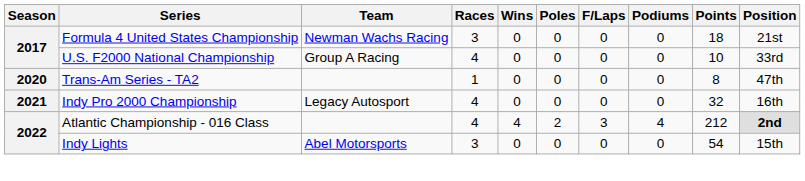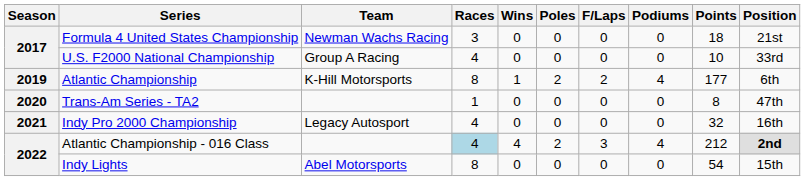+ row: (129, 80)
(475, 122) no background -> (475, 144) lightblue background
(475, 144) 3 -> (475, 165) 8
